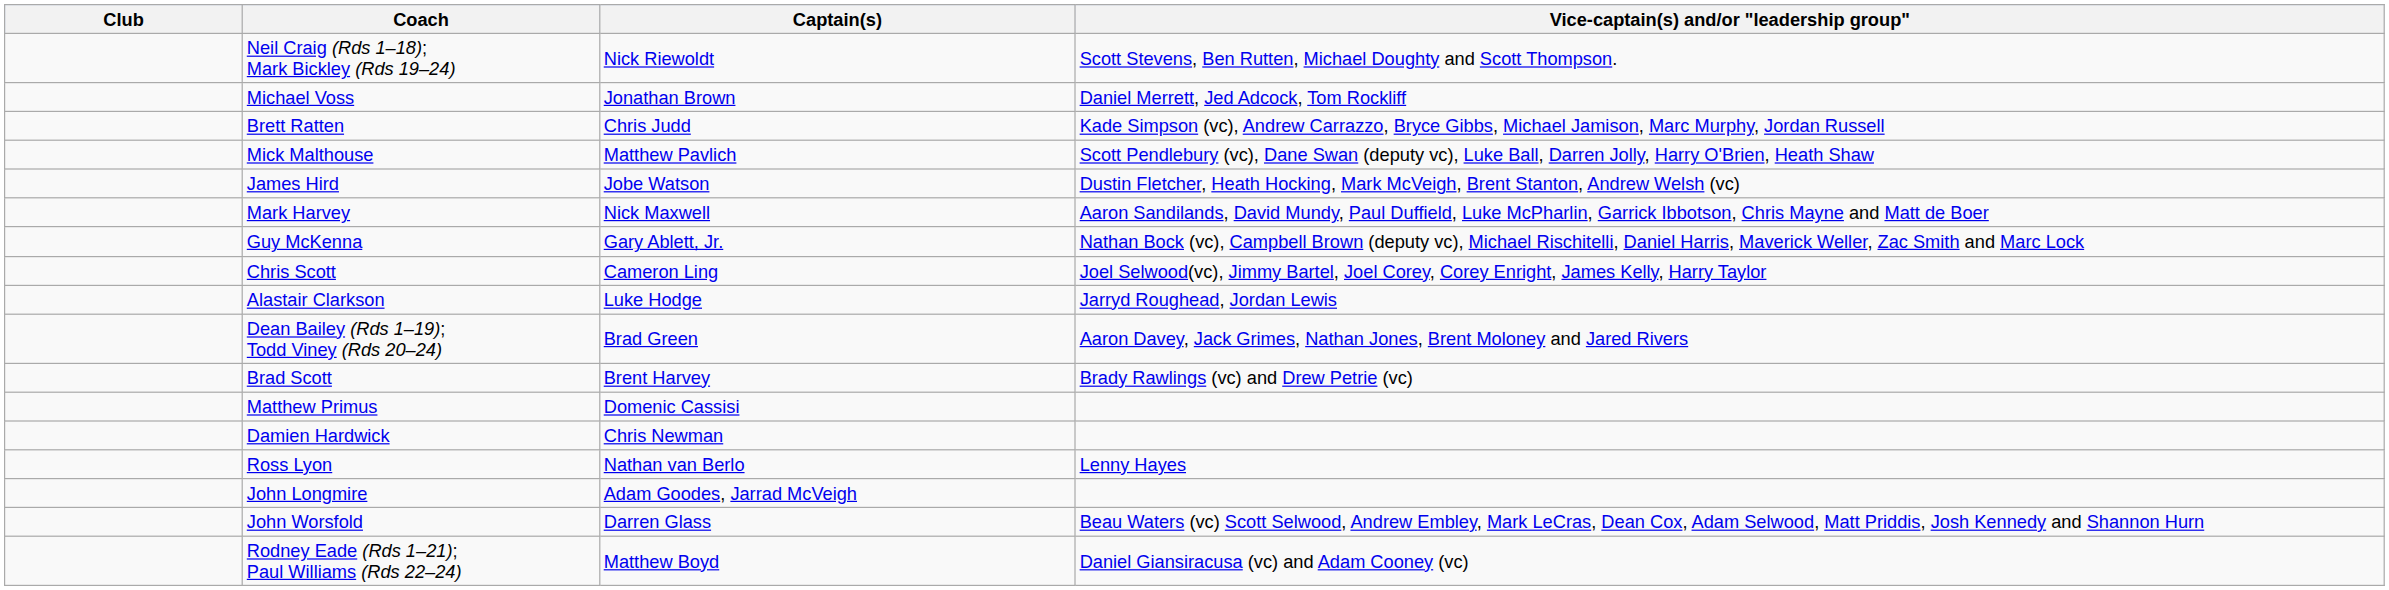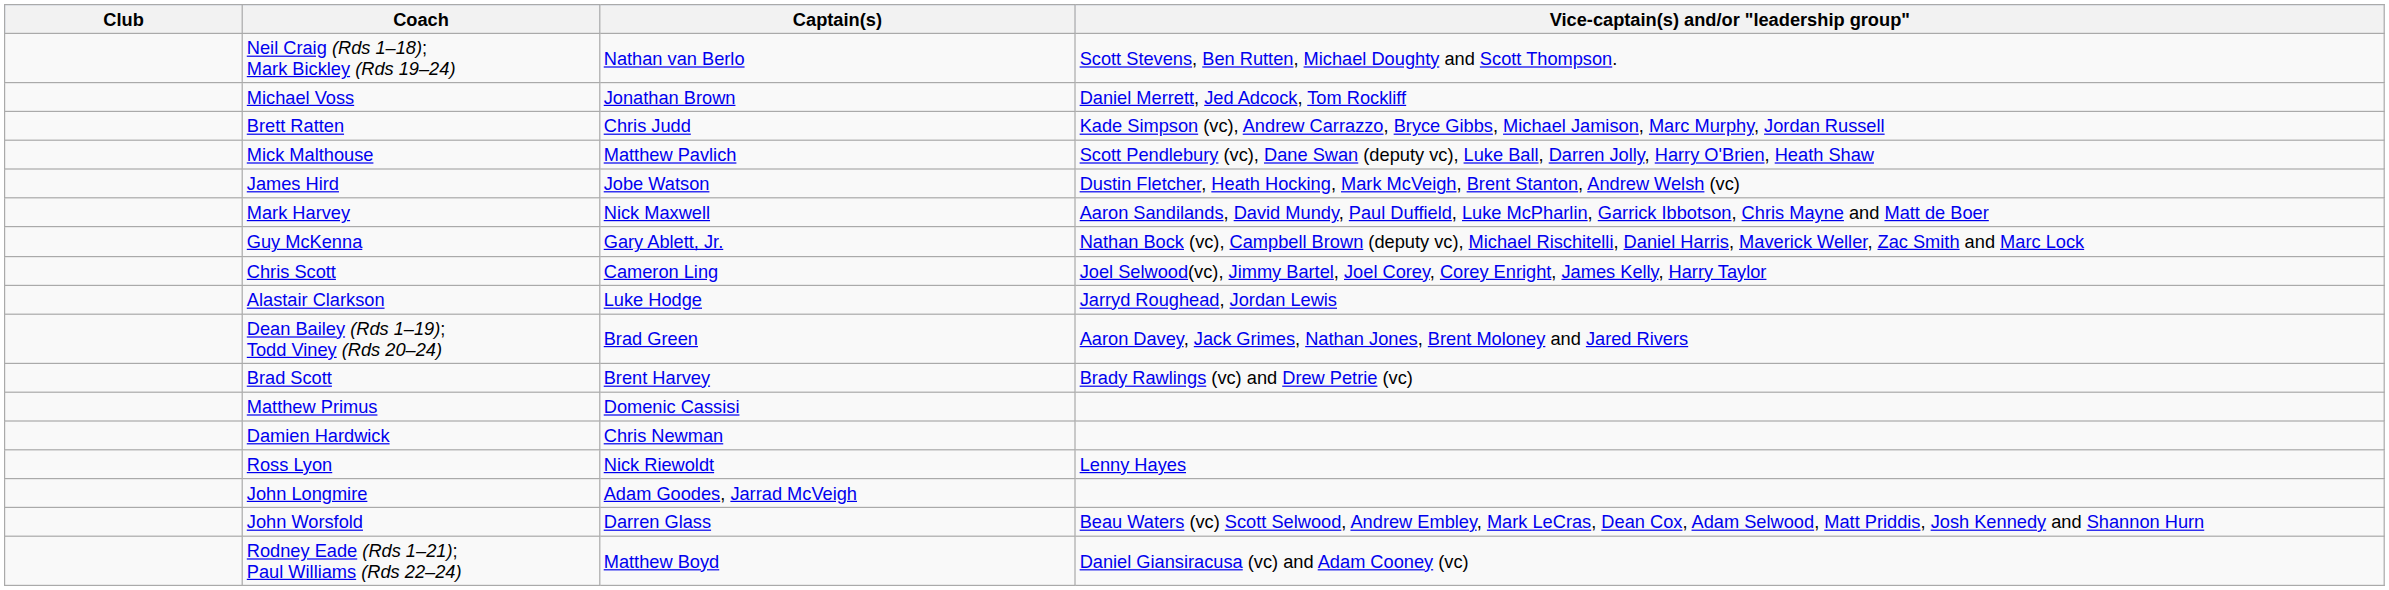(659, 58) Nick Riewoldt -> (674, 58) Nathan van Berlo
(674, 464) Nathan van Berlo -> (659, 464) Nick Riewoldt
